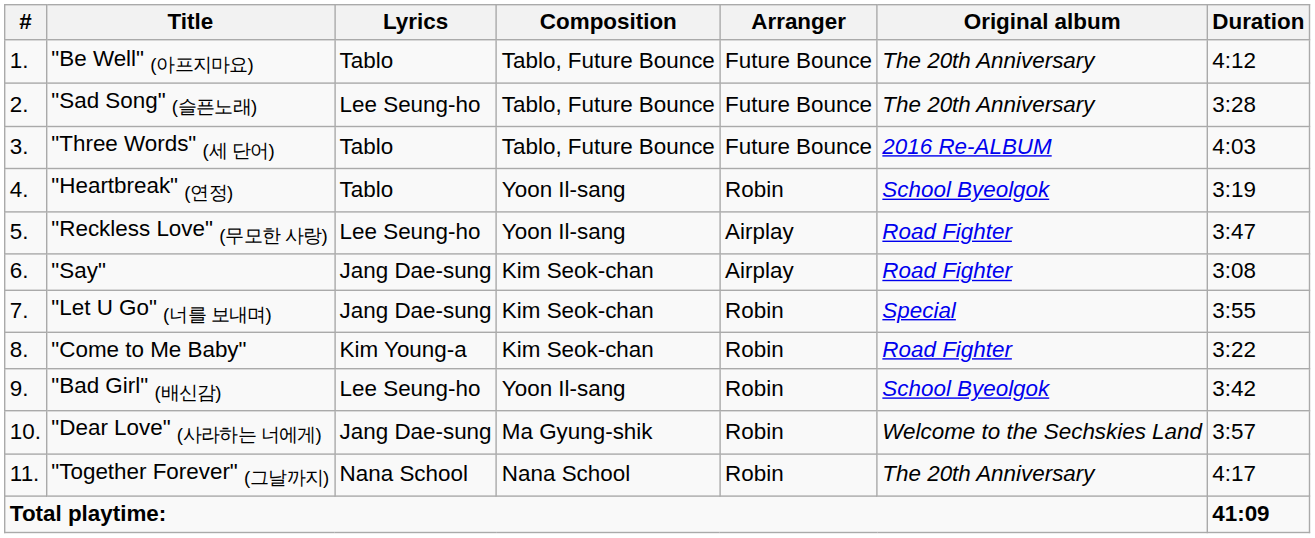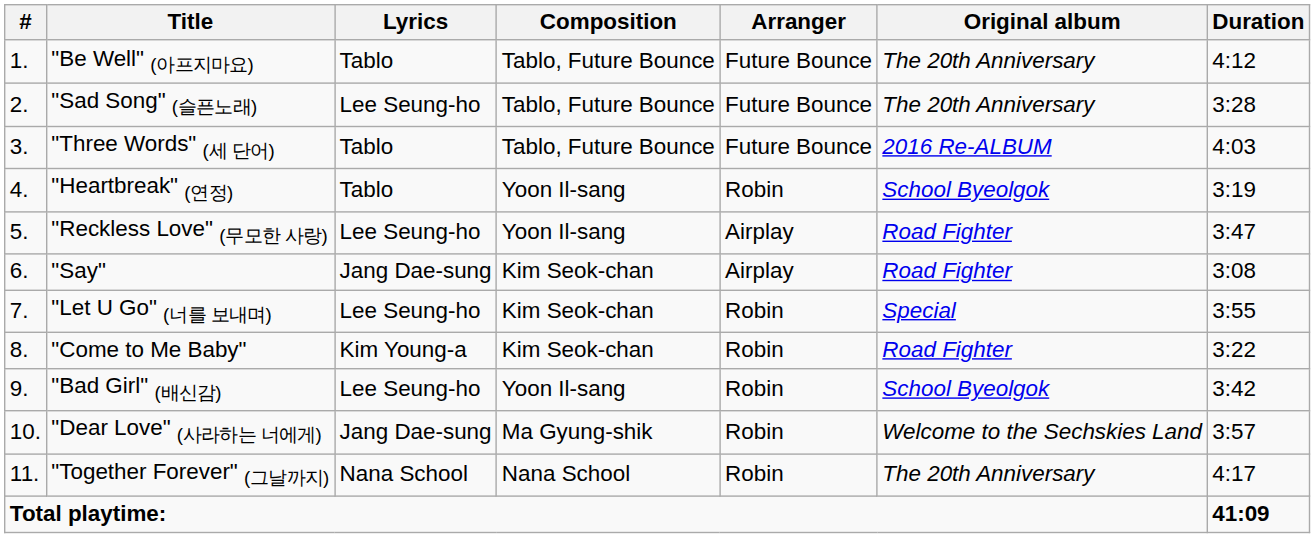(416, 310) Jang Dae-sung -> (410, 310) Lee Seung-ho
